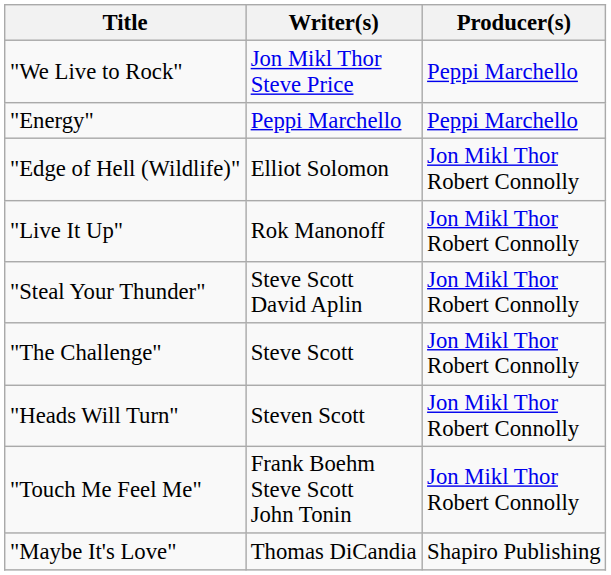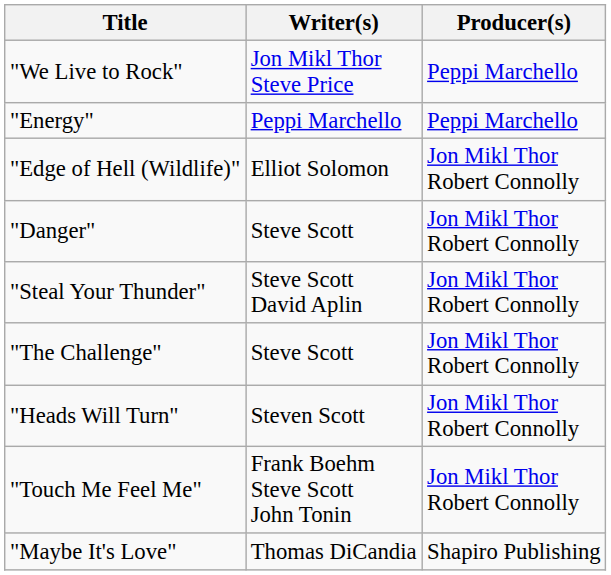+ row: (53, 230)
- row: (67, 230)
